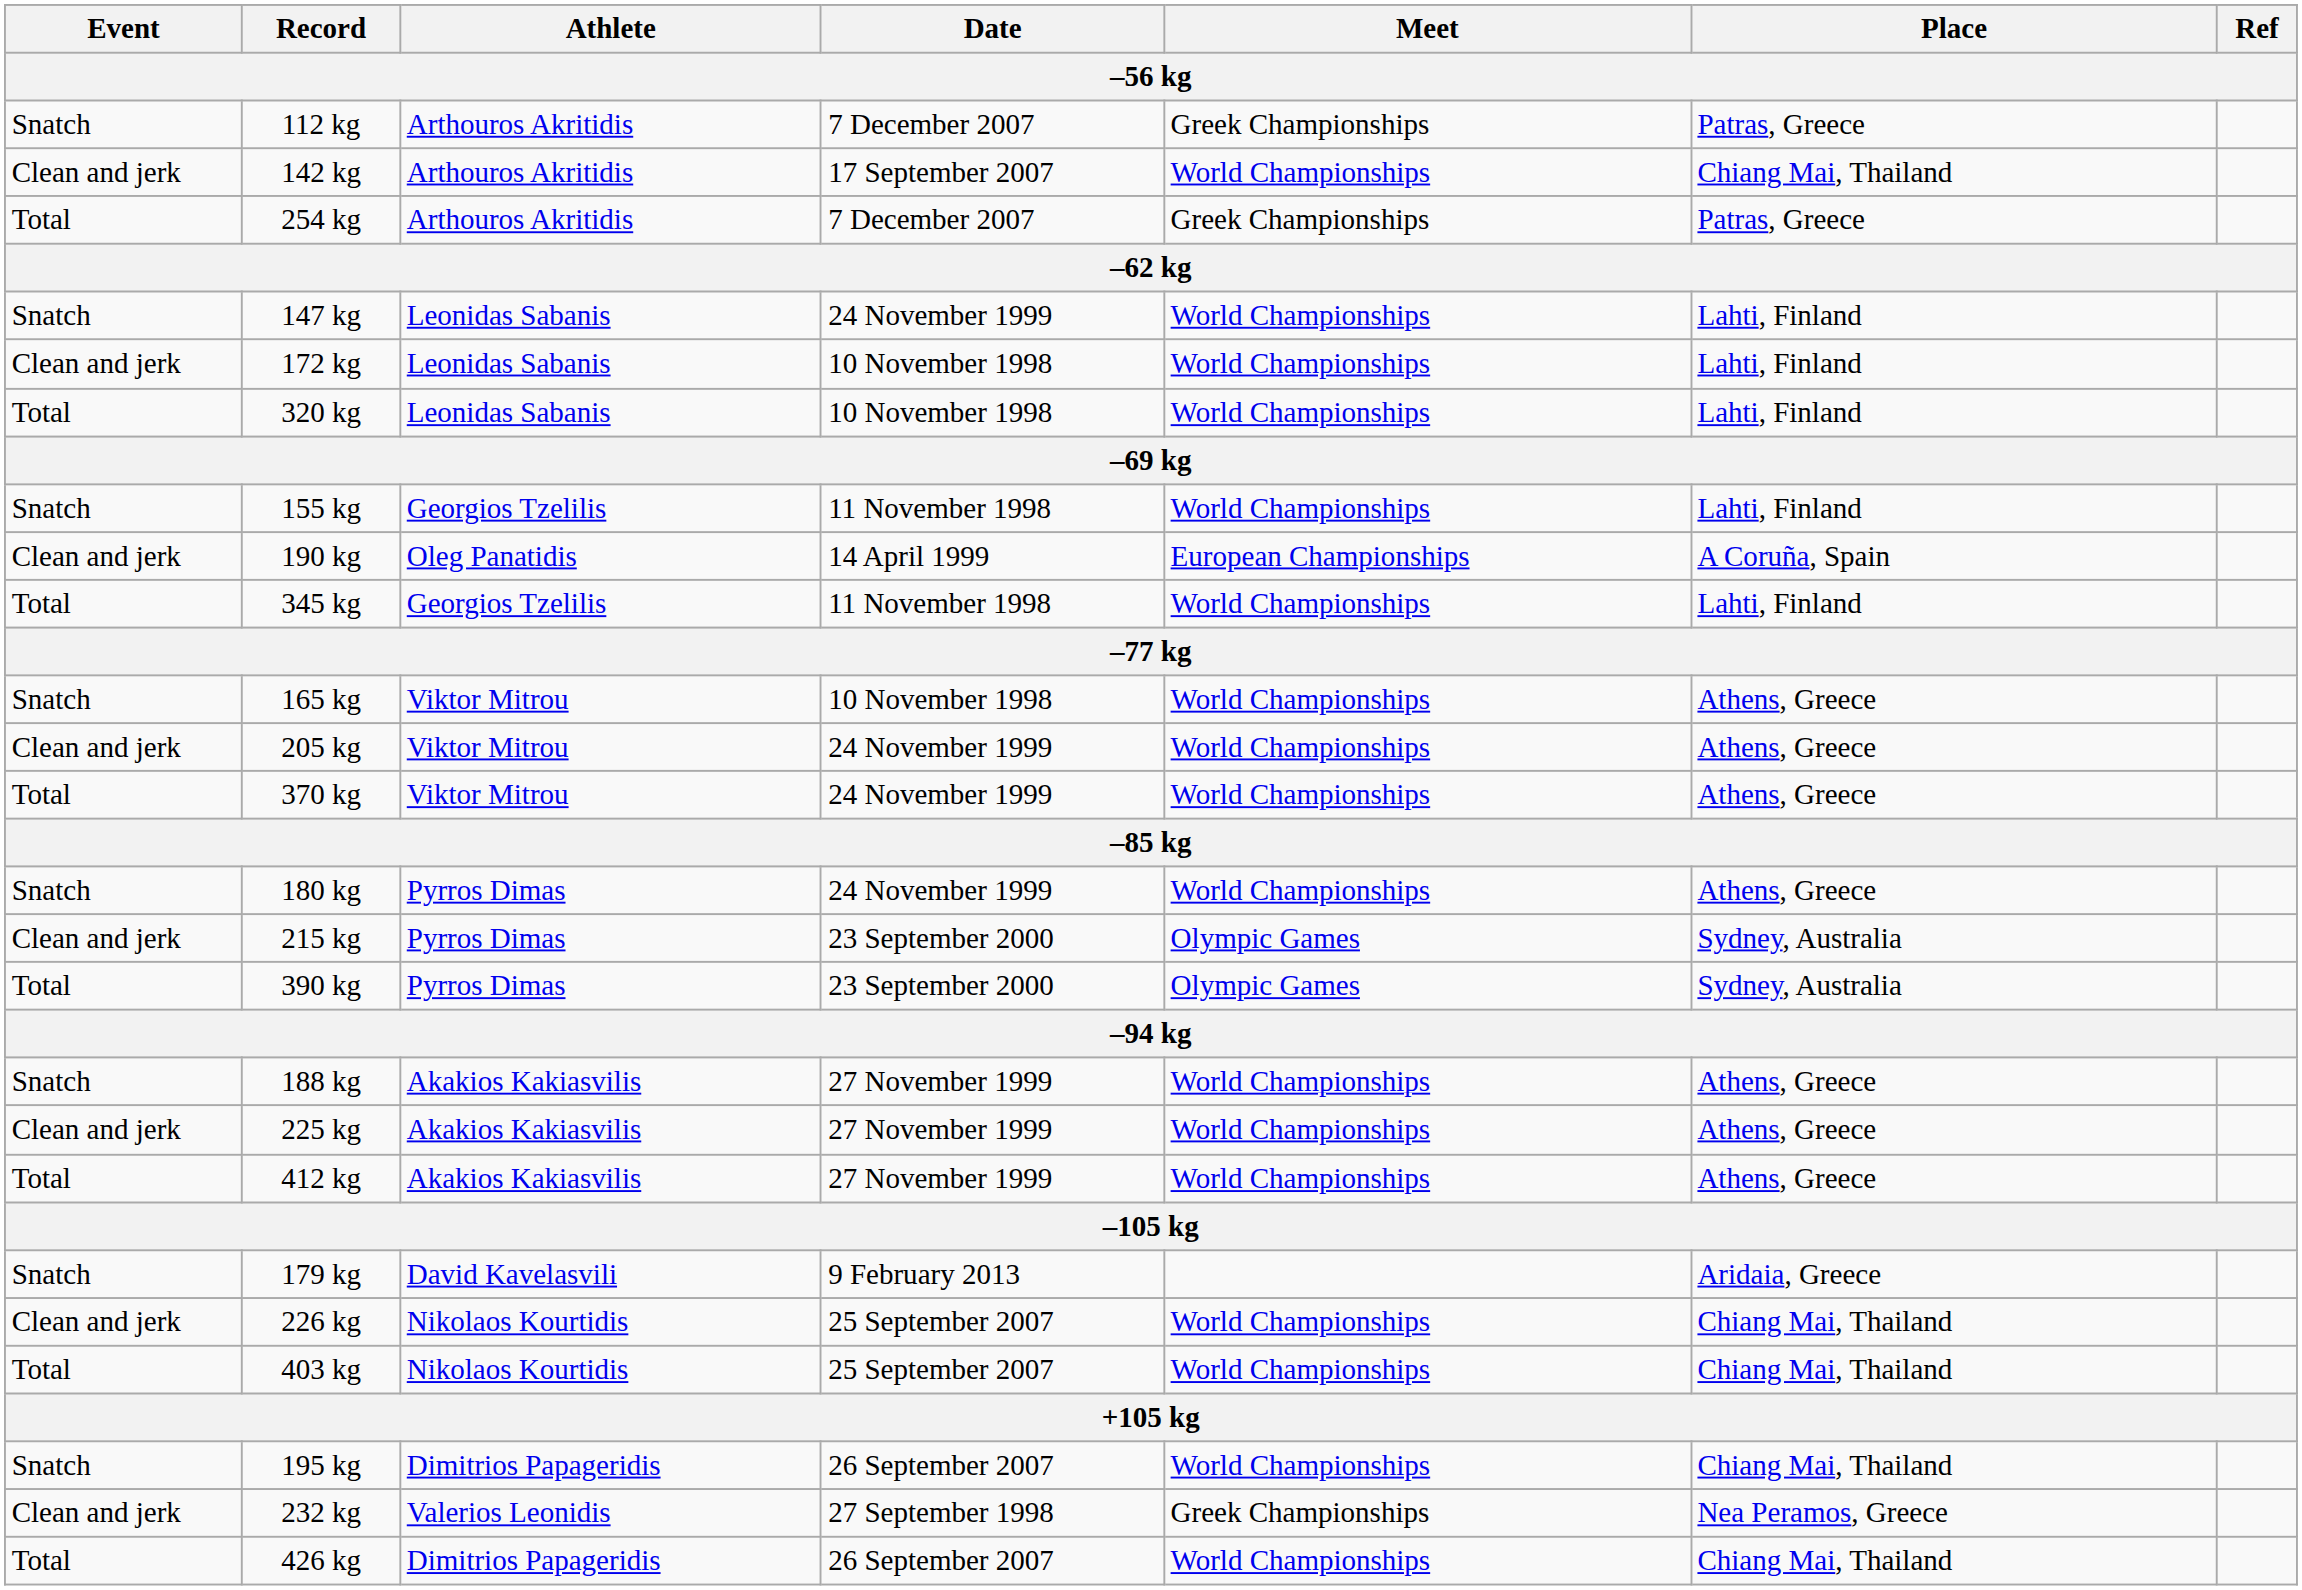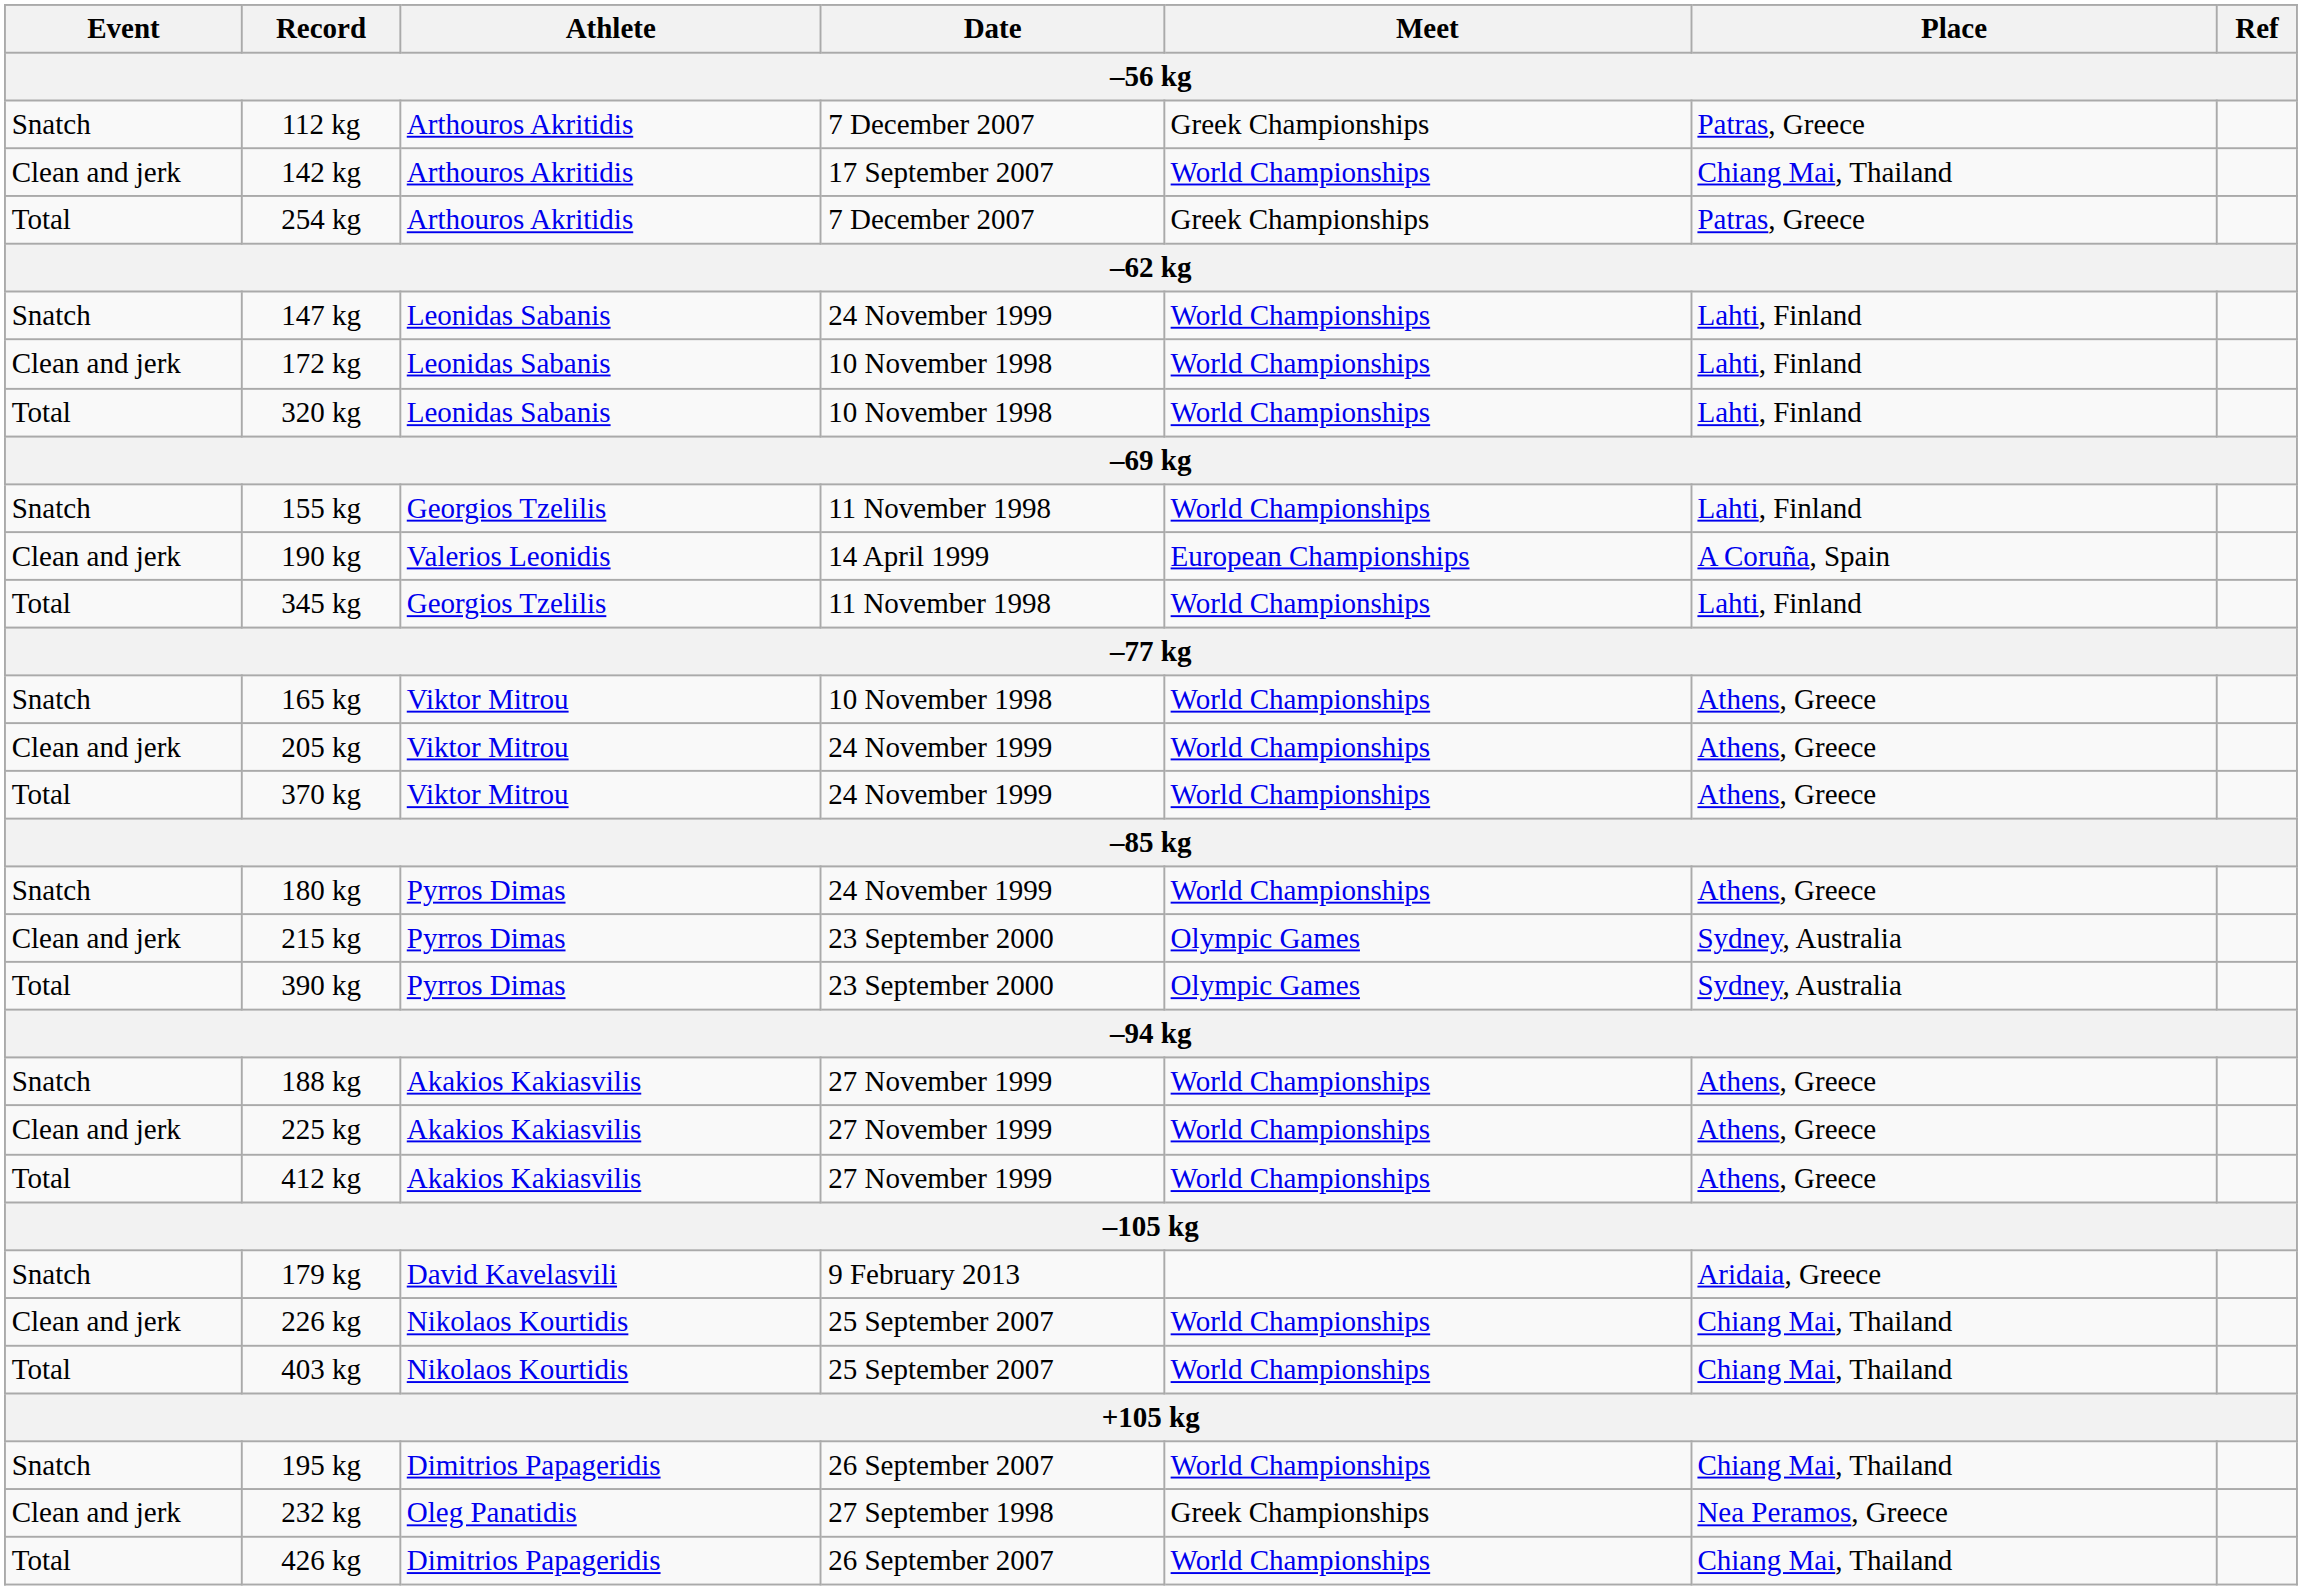(492, 555) Oleg Panatidis -> (509, 555) Valerios Leonidis
(509, 1512) Valerios Leonidis -> (492, 1512) Oleg Panatidis
